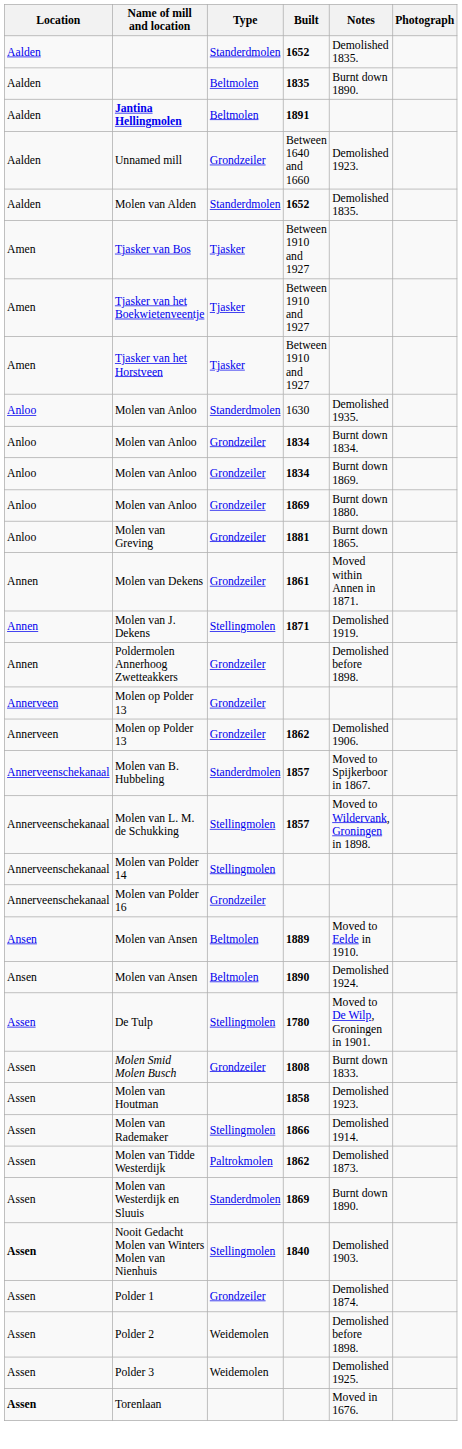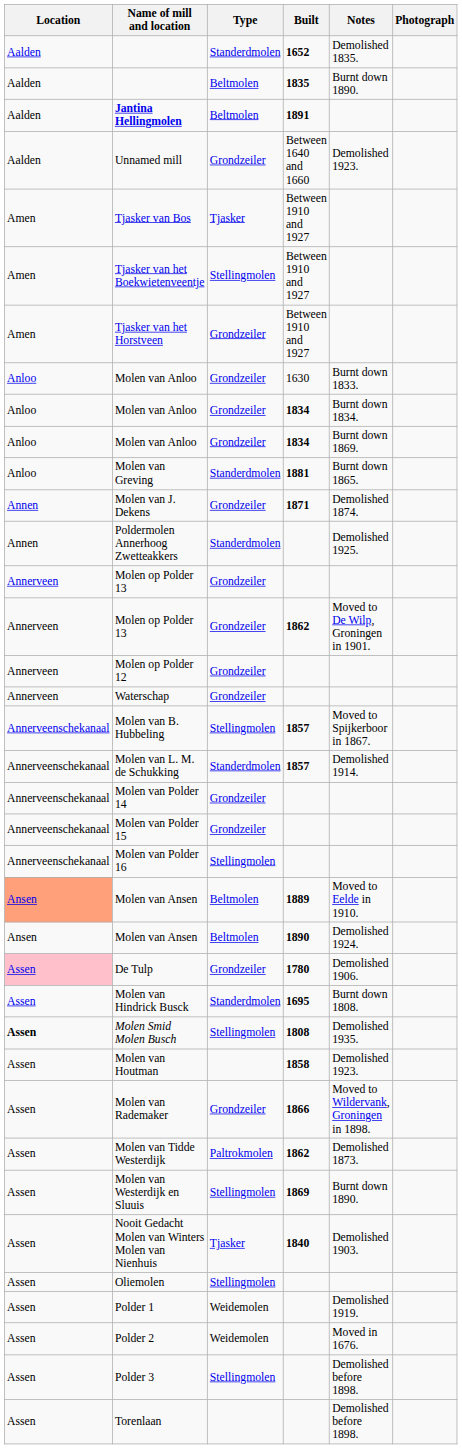- row: (155, 204)
(227, 307) Tjasker -> (243, 276) Stellingmolen
(227, 365) Tjasker -> (238, 333) Grondzeiler
(245, 410) Standerdmolen -> (238, 378) Grondzeiler
(360, 410) Demolished 1935. -> (360, 378) Burnt down 1833.
- row: (156, 505)
(238, 537) Grondzeiler -> (245, 473) Standerdmolen
- row: (159, 581)
(243, 626) Stellingmolen -> (238, 505) Grondzeiler
(360, 626) Demolished 1919. -> (360, 505) Demolished 1874.
(238, 664) Grondzeiler -> (245, 543) Standerdmolen
(360, 664) Demolished before 1898. -> (360, 543) Demolished 1925.
(360, 734) Demolished 1906. -> (357, 626) Moved to De Wilp, Groningen in 1901.
+ row: (154, 671)
+ row: (142, 696)
(245, 773) Standerdmolen -> (243, 728) Stellingmolen
(243, 824) Stellingmolen -> (245, 766) Standerdmolen
(361, 824) Moved to Wildervank, Groningen in 1898. -> (360, 766) Demolished 1914.
(243, 869) Stellingmolen -> (238, 798) Grondzeiler
+ row: (157, 829)
(238, 900) Grondzeiler -> (243, 861) Stellingmolen
(22, 939) no background -> (22, 899) lightsalmon background
(21, 1022) no background -> (21, 969) pink background
(243, 1022) Stellingmolen -> (238, 969) Grondzeiler
(357, 1022) Moved to De Wilp, Groningen in 1901. -> (360, 969) Demolished 1906.
+ row: (152, 1001)
(21, 1066) normal -> (22, 1032) bold
(238, 1066) Grondzeiler -> (243, 1032) Stellingmolen
(360, 1066) Burnt down 1833. -> (360, 1032) Demolished 1935.
(243, 1130) Stellingmolen -> (238, 1109) Grondzeiler
(360, 1130) Demolished 1914. -> (361, 1109) Moved to Wildervank, Groningen in 1898.
(245, 1200) Standerdmolen -> (243, 1192) Stellingmolen
(22, 1251) bold -> (21, 1243) normal
(243, 1251) Stellingmolen -> (227, 1243) Tjasker
+ row: (140, 1282)
(238, 1296) Grondzeiler -> (239, 1307) Weidemolen
(360, 1296) Demolished 1874. -> (360, 1307) Demolished 1919.
(360, 1334) Demolished before 1898. -> (355, 1338) Moved in 1676.
(239, 1372) Weidemolen -> (243, 1377) Stellingmolen
(360, 1372) Demolished 1925. -> (360, 1377) Demolished before 1898.
(22, 1404) bold -> (21, 1421) normal
(355, 1404) Moved in 1676. -> (360, 1421) Demolished before 1898.
